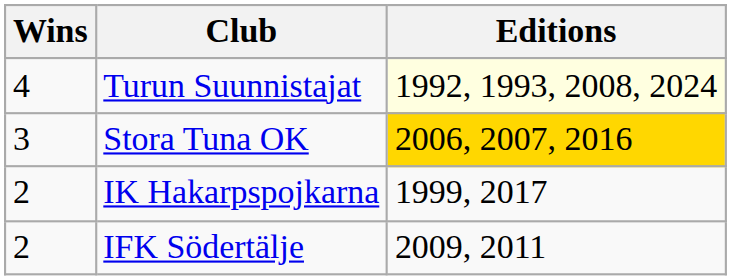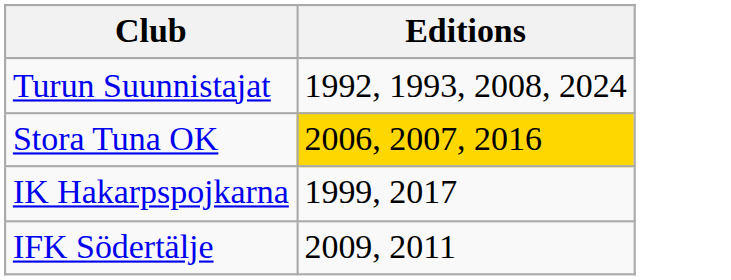- column: (50, 31)
(556, 85) lightyellow background -> (466, 85) no background
